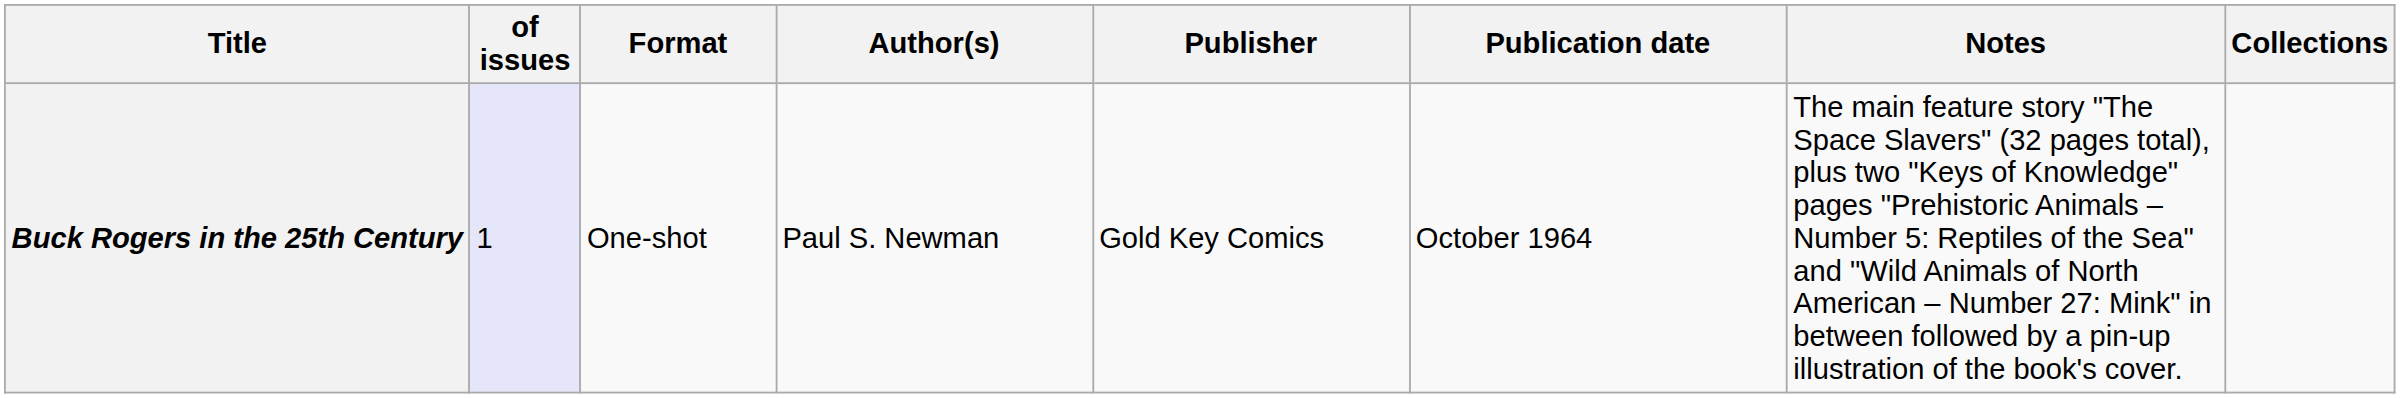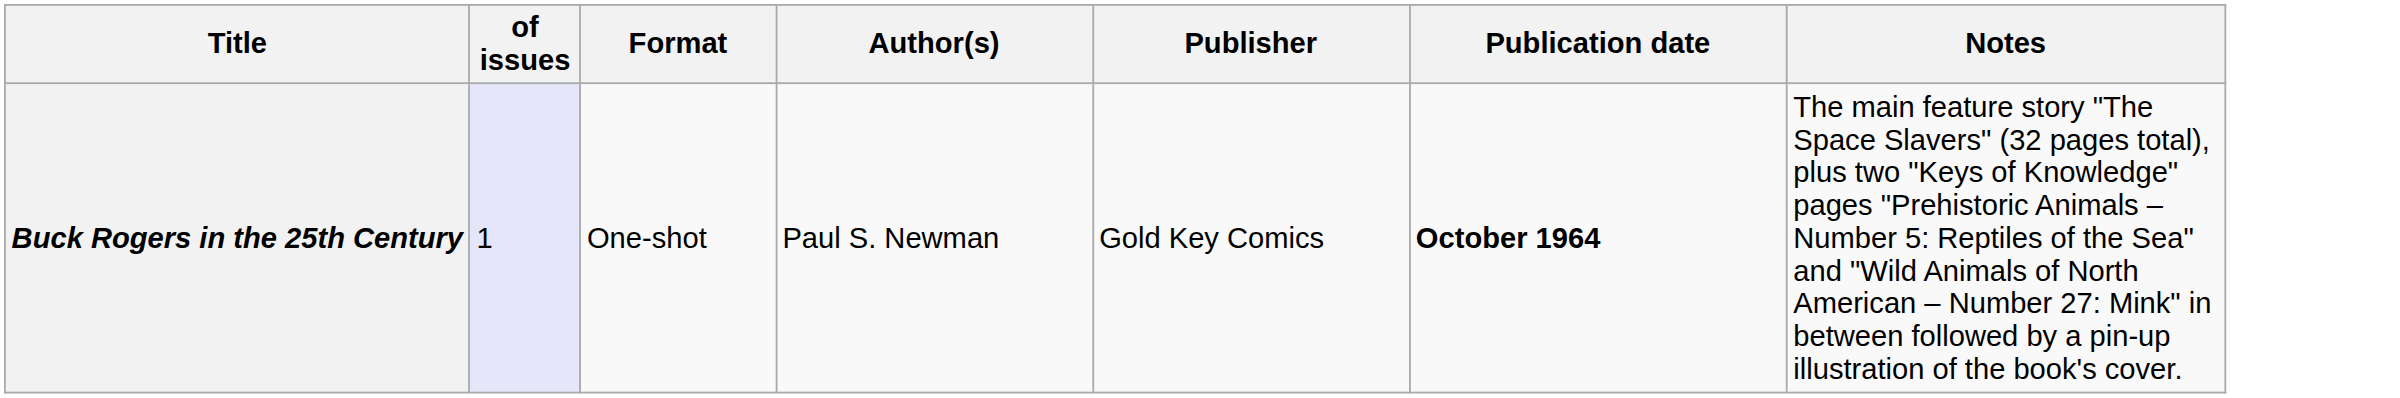- column: (2310, 43)
(1504, 237) normal -> (1508, 237) bold
